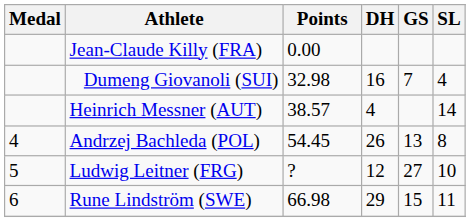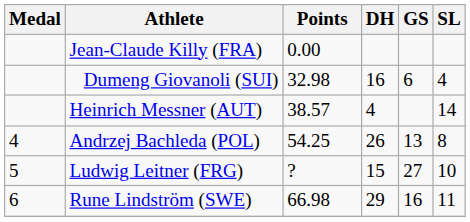(408, 79) 7 -> (408, 79) 6
(309, 140) 54.45 -> (309, 140) 54.25
(375, 170) 12 -> (375, 170) 15
(413, 200) 15 -> (413, 200) 16
